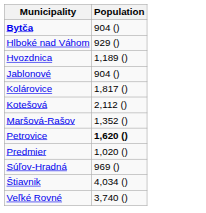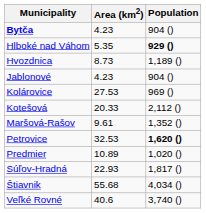+ column: (119, 13)
(107, 43) normal -> (161, 45) bold
(111, 89) 1,817 () -> (161, 92) 969 ()
(107, 167) 969 () -> (165, 169) 1,817 ()
